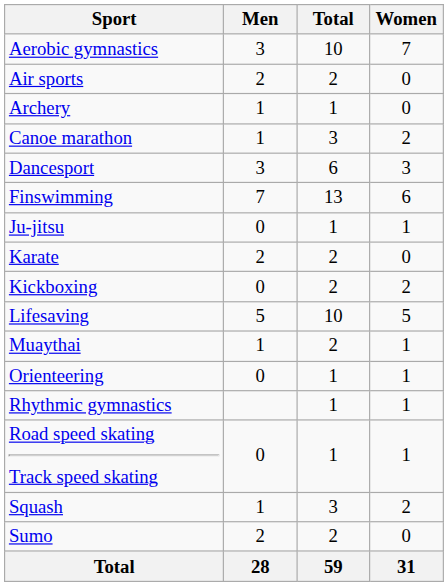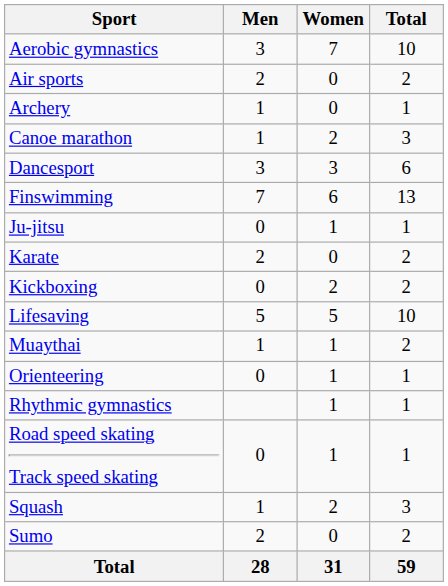columns swapped: (406, 19) <-> (333, 19)
